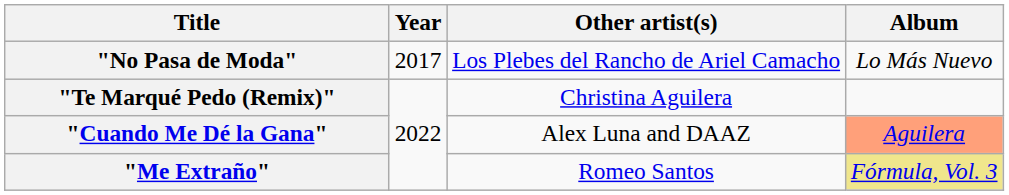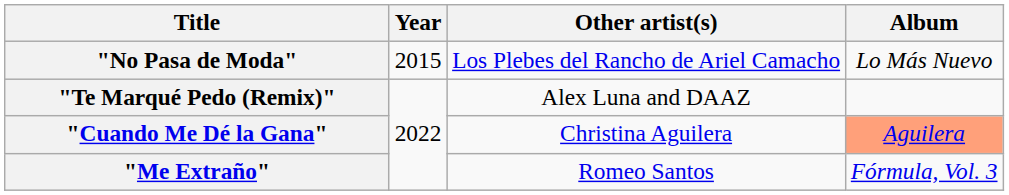(418, 60) 2017 -> (418, 60) 2015
(646, 97) Christina Aguilera -> (646, 97) Alex Luna and DAAZ
(646, 134) Alex Luna and DAAZ -> (646, 134) Christina Aguilera
(924, 171) khaki background -> (924, 171) no background
